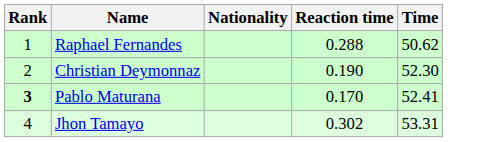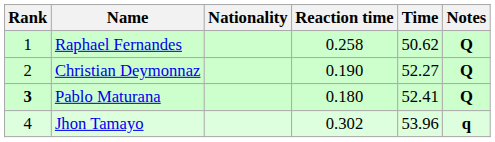+ column: (466, 17)
(345, 44) 0.288 -> (345, 44) 0.258
(420, 70) 52.30 -> (420, 70) 52.27
(345, 96) 0.170 -> (345, 96) 0.180
(420, 123) 53.31 -> (420, 123) 53.96
